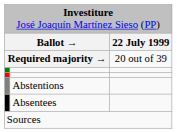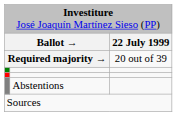- row: (7, 103)
